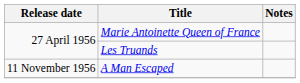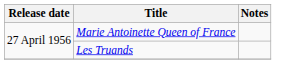- row: (137, 68)
